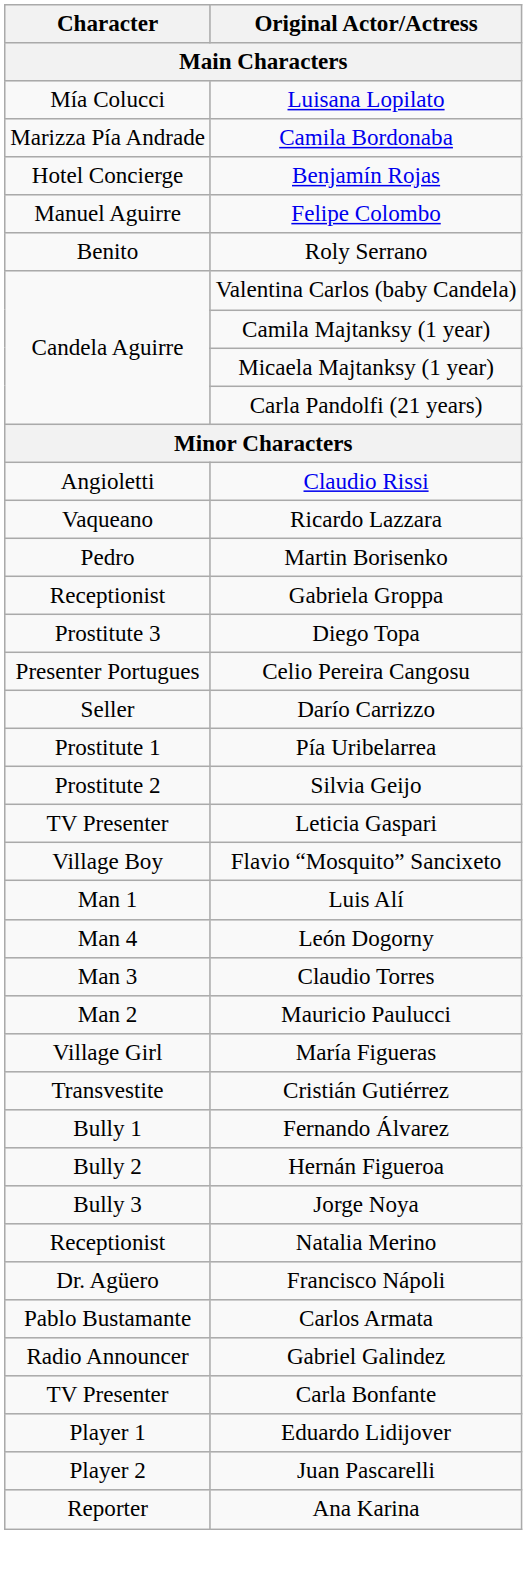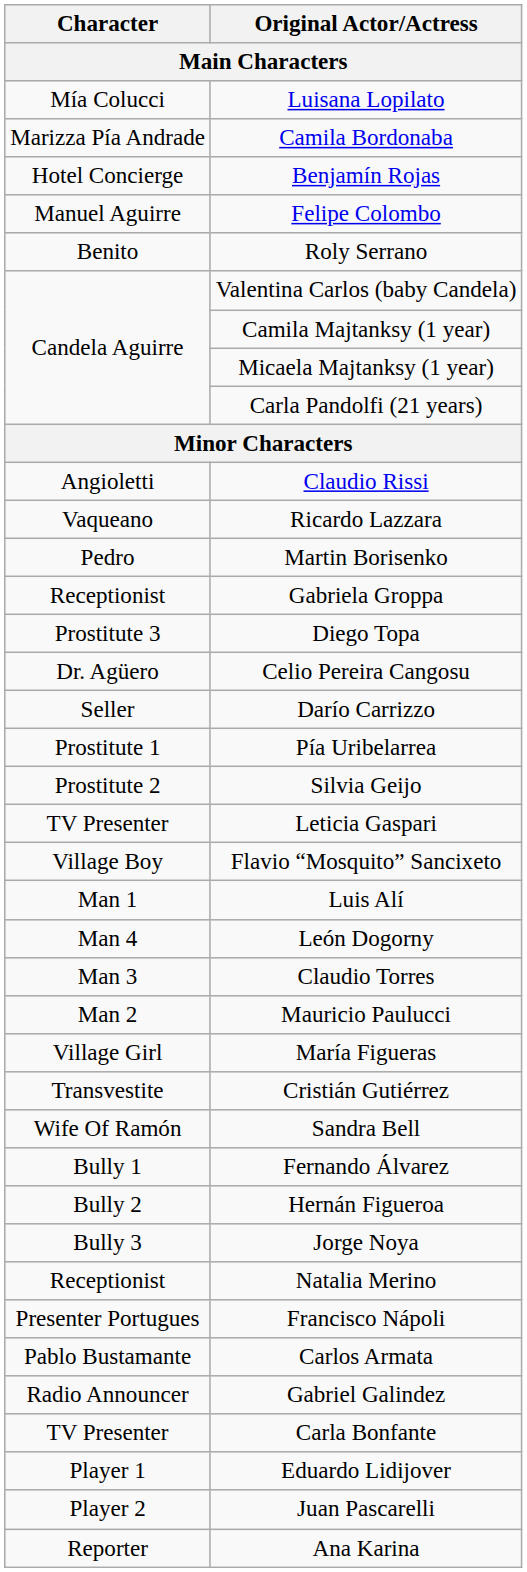(108, 671) Presenter Portugues -> (108, 671) Dr. Agüero
+ row: (366, 1128)
(108, 1280) Dr. Agüero -> (108, 1318) Presenter Portugues
